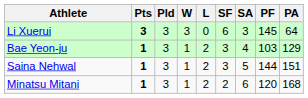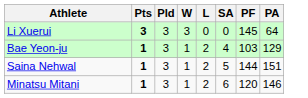- column: (225, 13)
(245, 31) 3 -> (226, 31) 0
(292, 84) 168 -> (272, 84) 146
